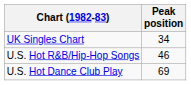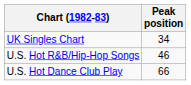(164, 71) 69 -> (164, 71) 66
